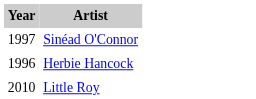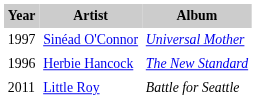+ column: (197, 16)
(22, 88) 2010 -> (21, 88) 2011
